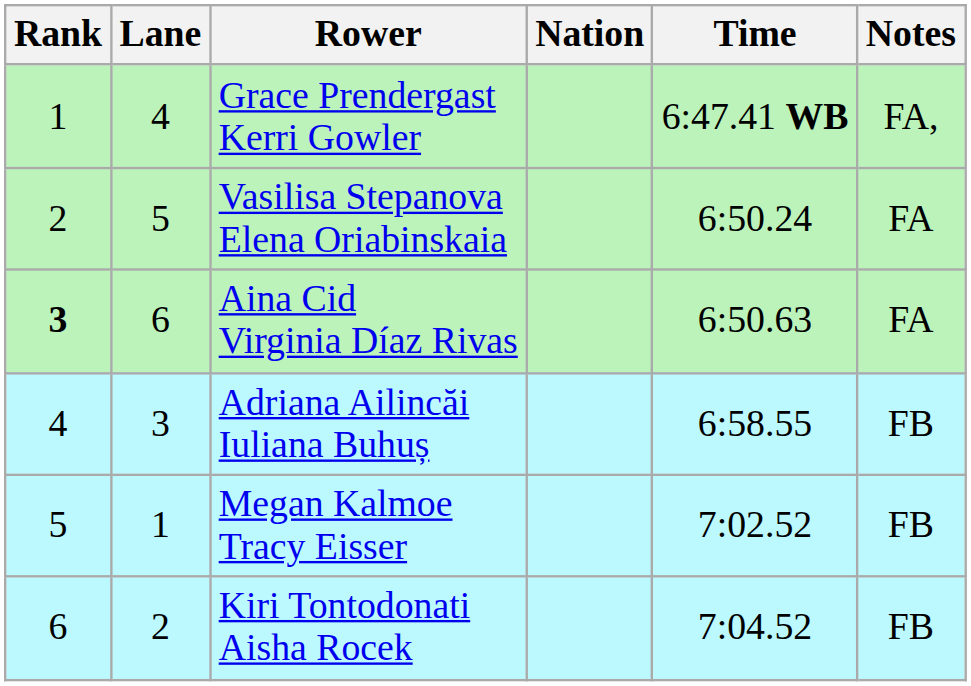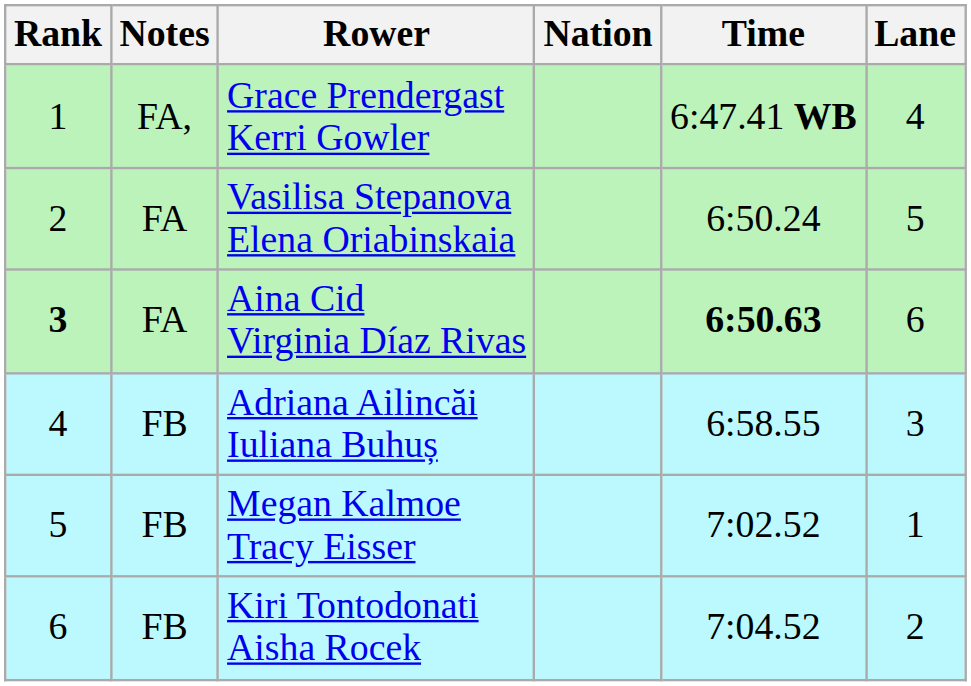columns swapped: (160, 34) <-> (911, 34)
(755, 320) normal -> (763, 320) bold
